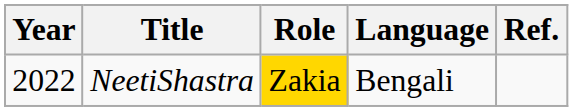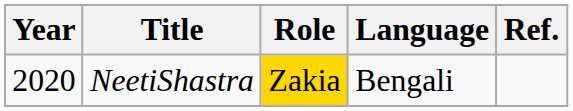(44, 79) 2022 -> (44, 79) 2020
